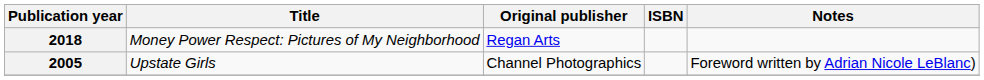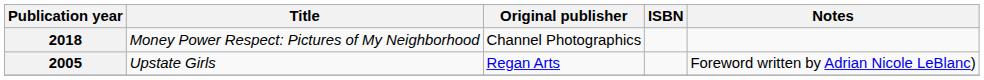(523, 39) Regan Arts -> (564, 39) Channel Photographics
(564, 63) Channel Photographics -> (523, 63) Regan Arts
